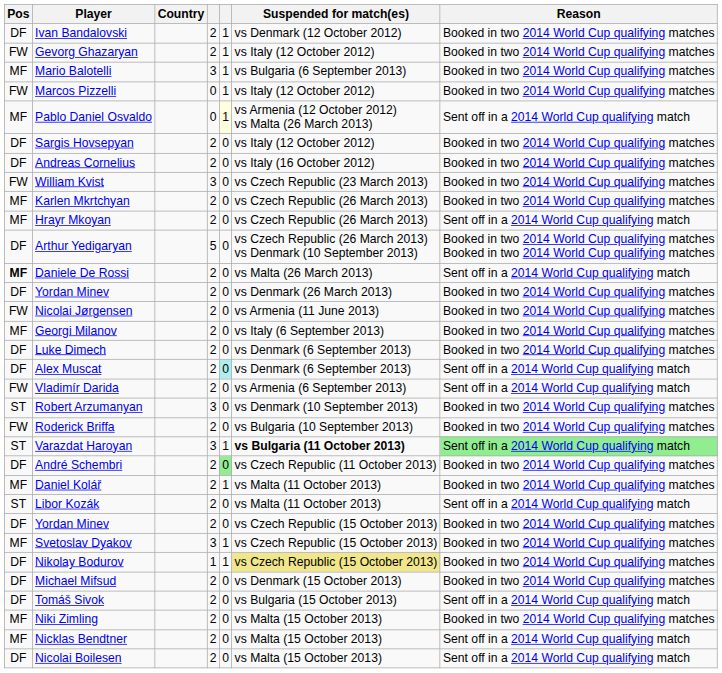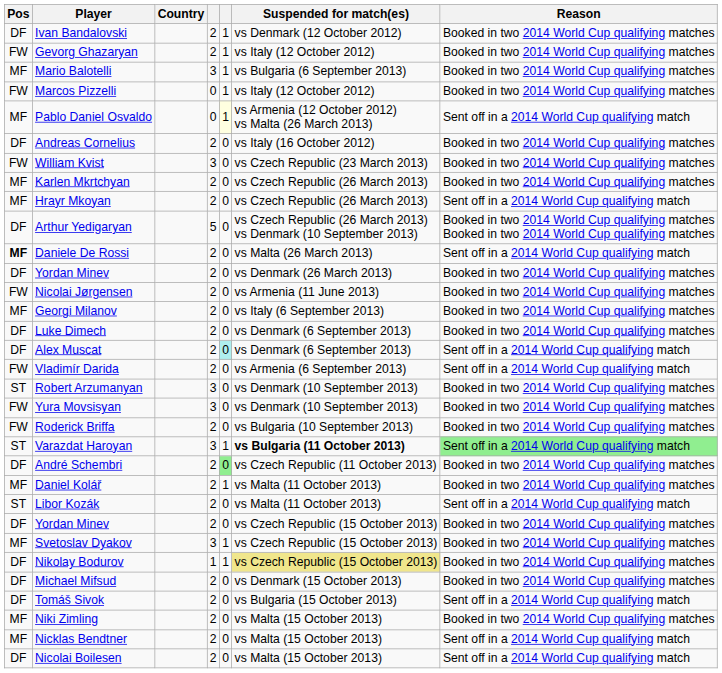- row: (84, 143)
+ row: (78, 407)
